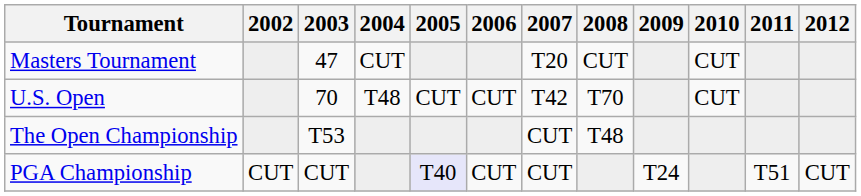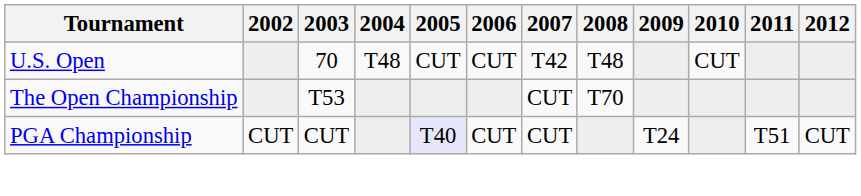- row: (103, 60)
(605, 98) T70 -> (605, 60) T48
(605, 135) T48 -> (605, 98) T70
